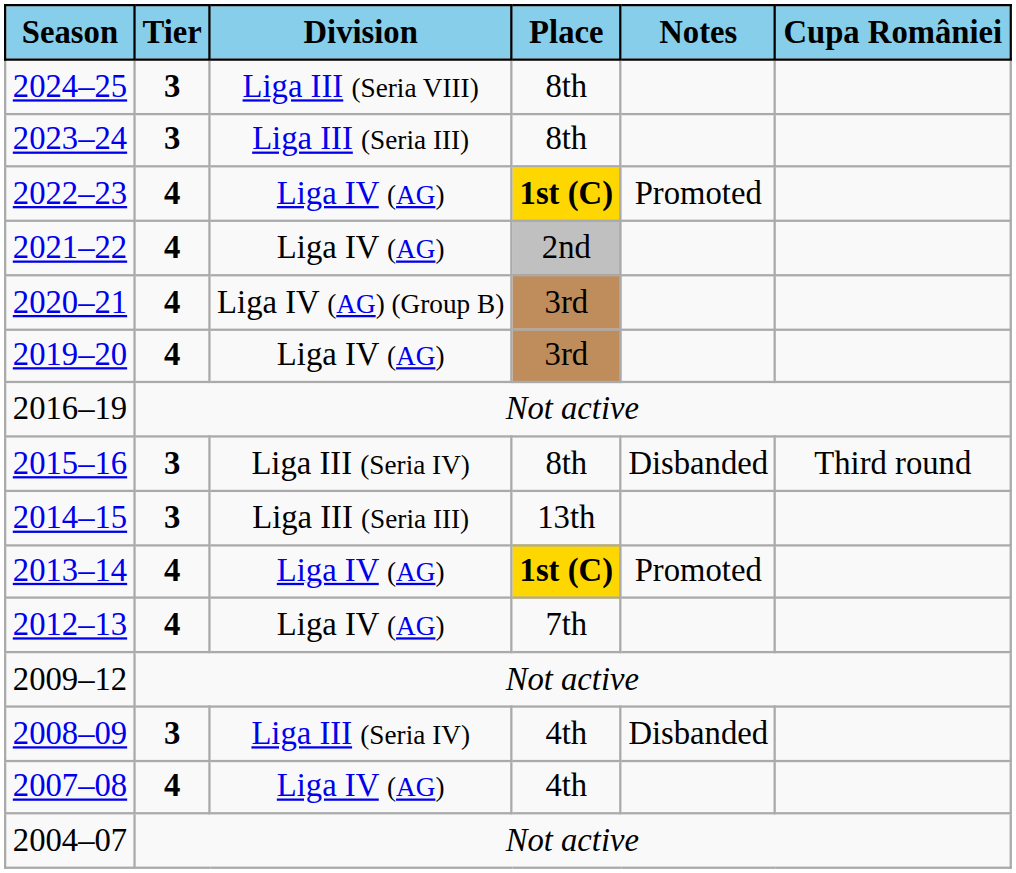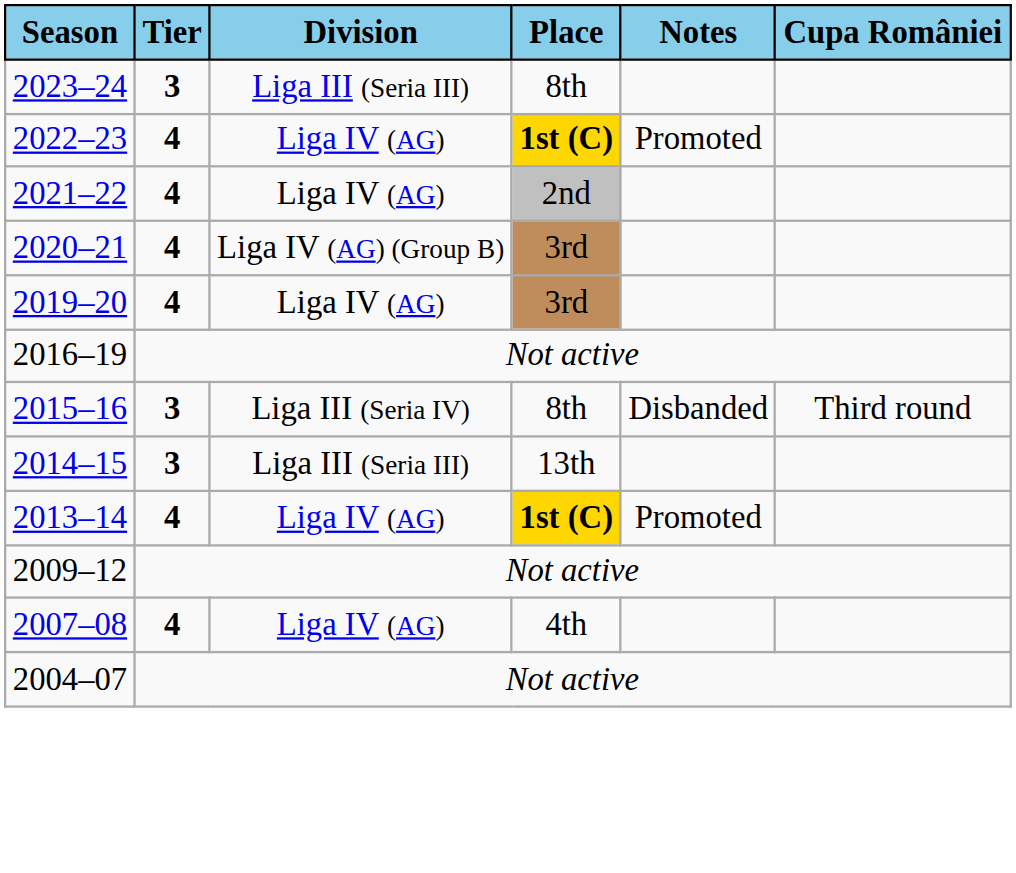- row: (70, 85)
- row: (70, 624)
- row: (70, 732)
